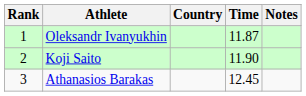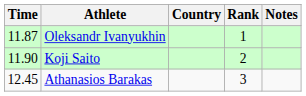columns swapped: (23, 15) <-> (244, 15)
